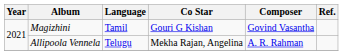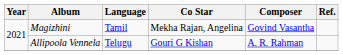(182, 27) Gouri G Kishan -> (197, 27) Mekha Rajan, Angelina
(197, 43) Mekha Rajan, Angelina -> (182, 43) Gouri G Kishan
